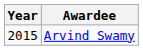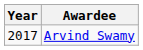(23, 35) 2015 -> (23, 35) 2017
